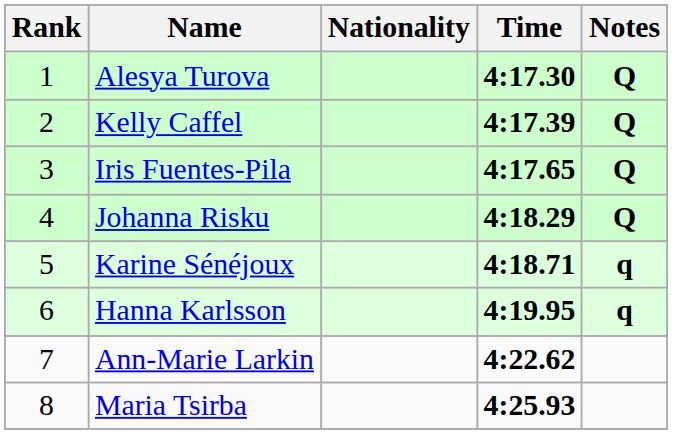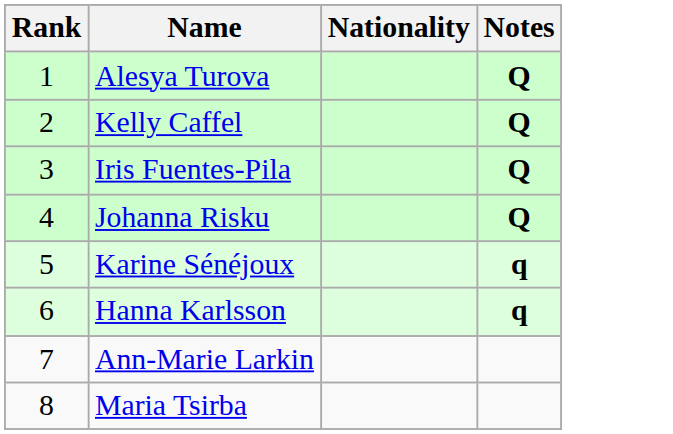- column: (529, 28)
